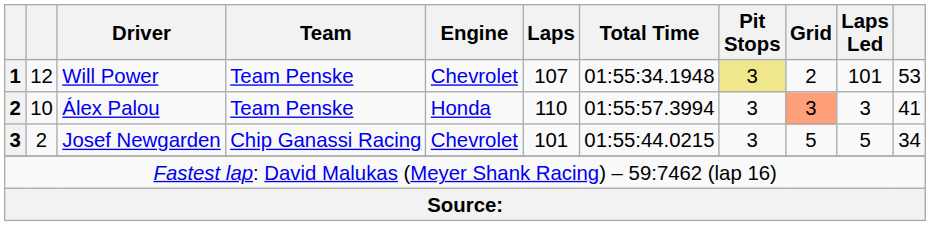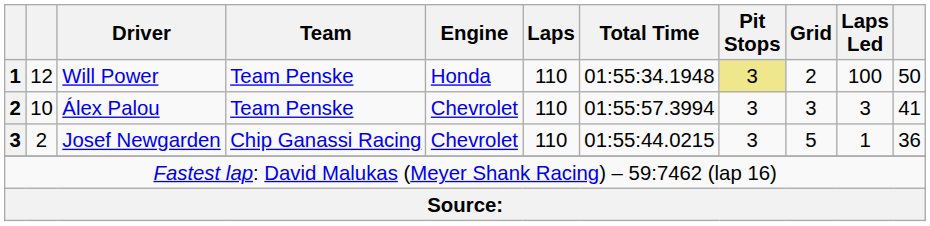(474, 76) Chevrolet -> (461, 76) Honda
(551, 76) 107 -> (551, 76) 110
(865, 76) 101 -> (865, 76) 100
(910, 76) 53 -> (910, 76) 50
(461, 108) Honda -> (474, 108) Chevrolet
(811, 108) lightsalmon background -> (811, 108) no background
(551, 140) 101 -> (551, 140) 110
(865, 140) 5 -> (865, 140) 1
(910, 140) 34 -> (910, 140) 36
